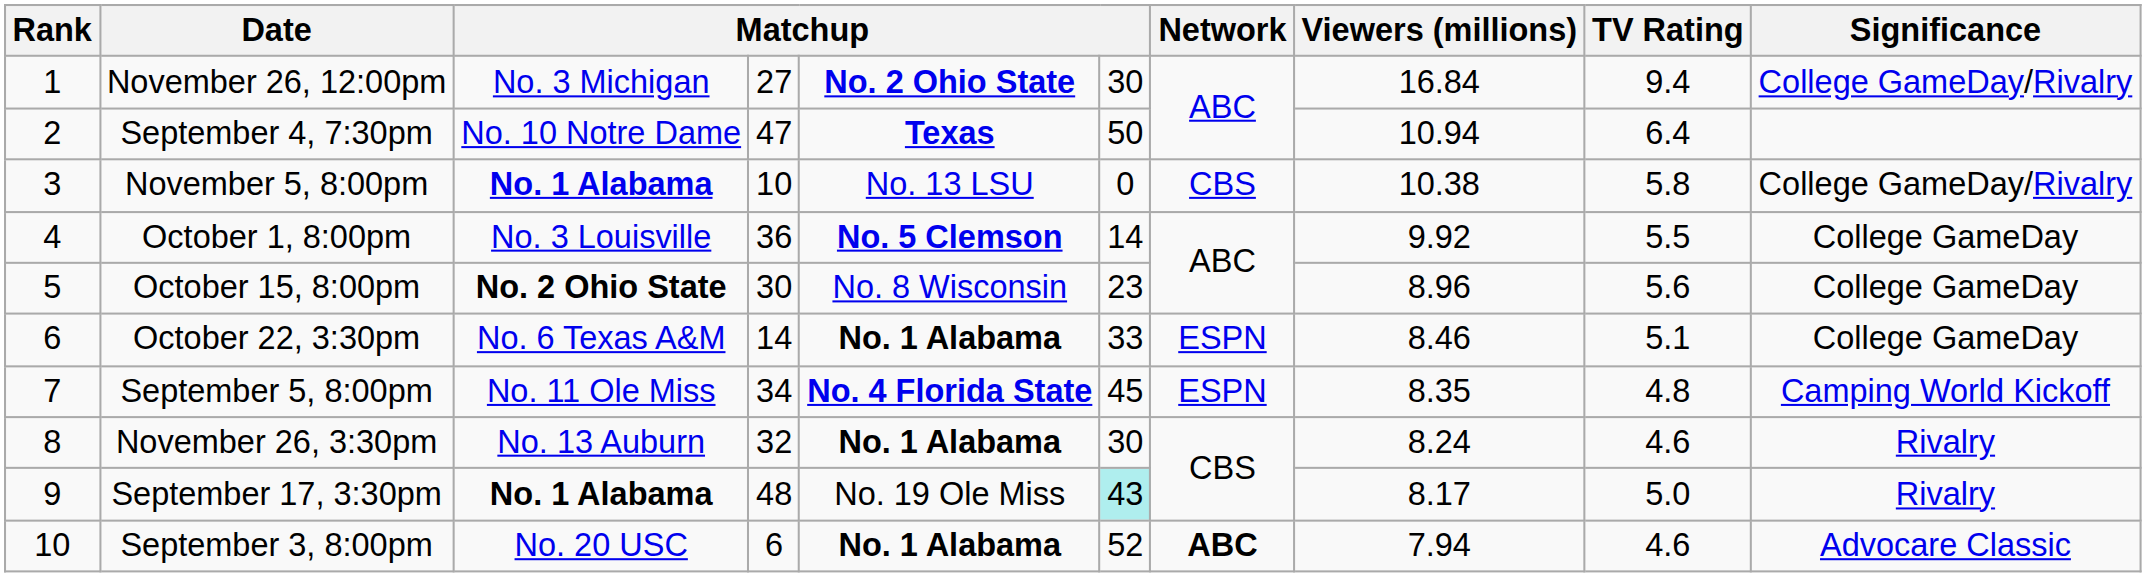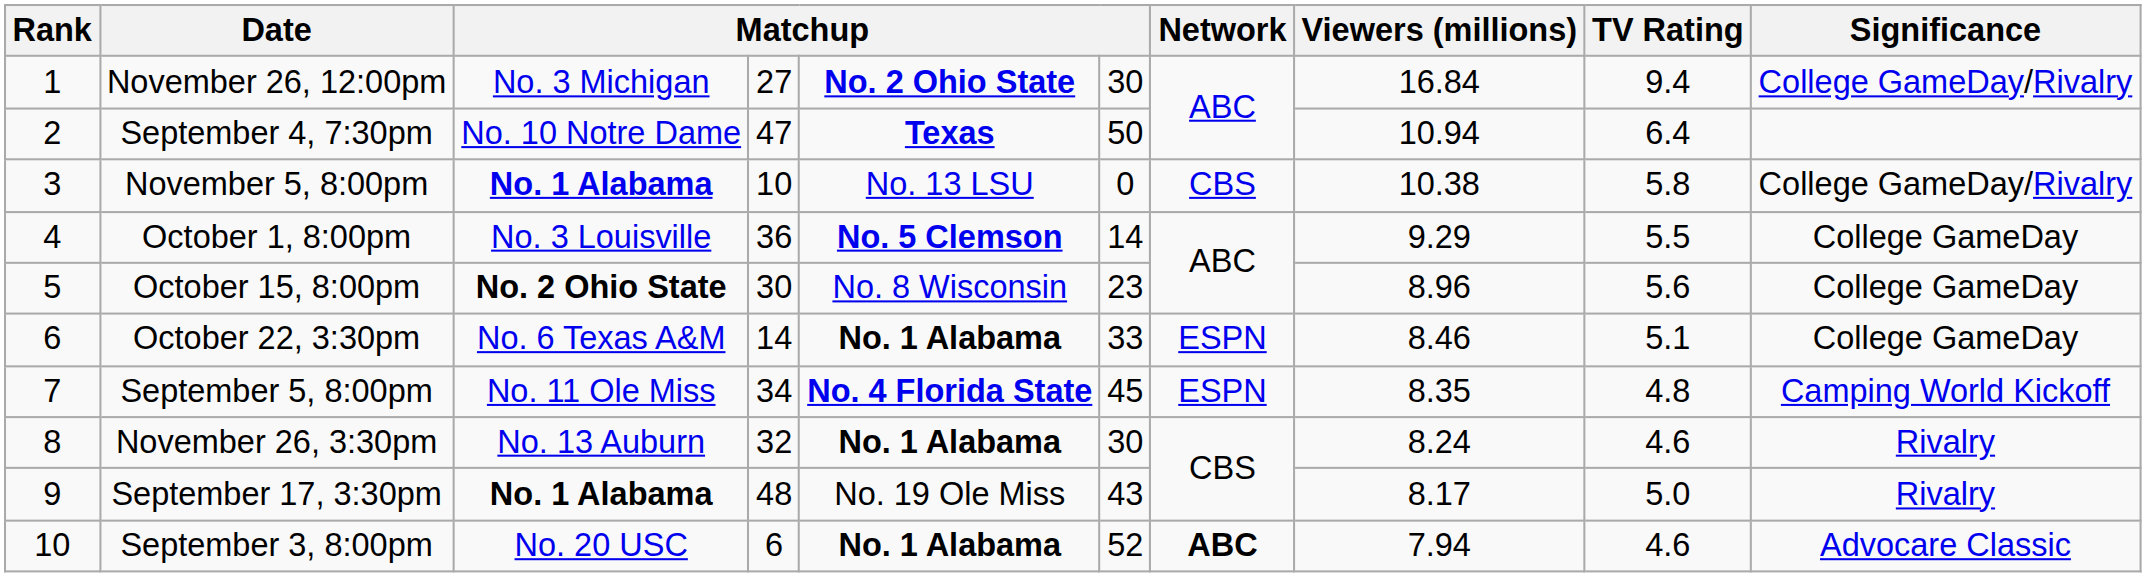(1439, 236) 9.92 -> (1439, 236) 9.29
(1125, 493) paleturquoise background -> (1125, 493) no background
